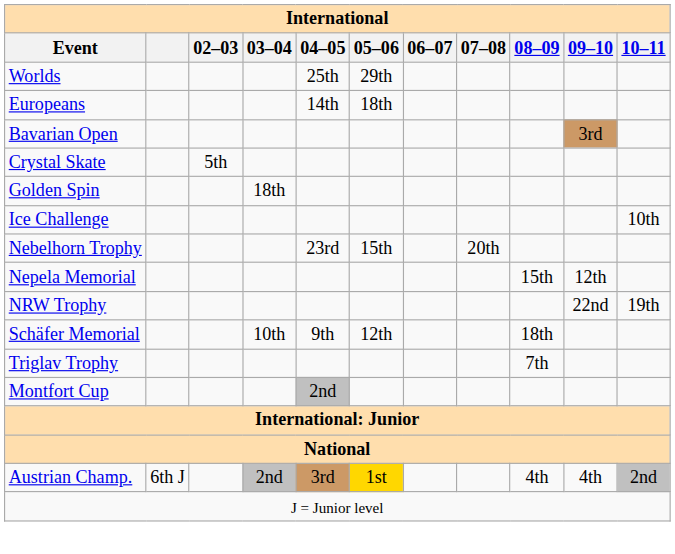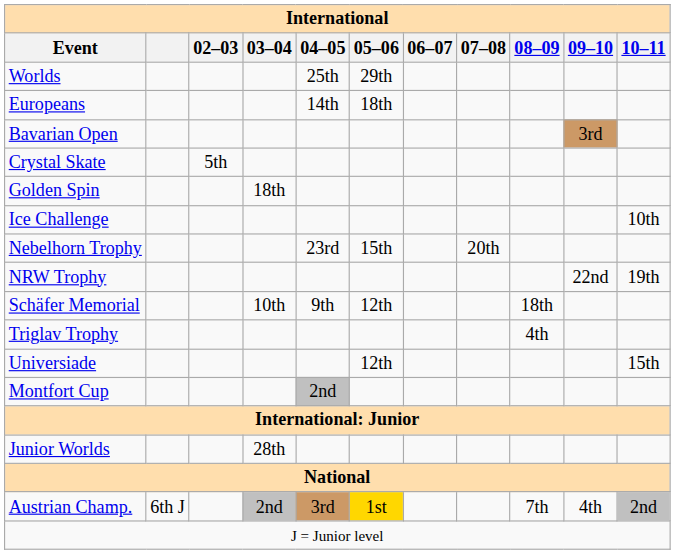- row: (72, 276)
(537, 362) 7th -> (537, 334) 4th
+ row: (52, 362)
+ row: (59, 448)
(537, 477) 4th -> (537, 506) 7th
